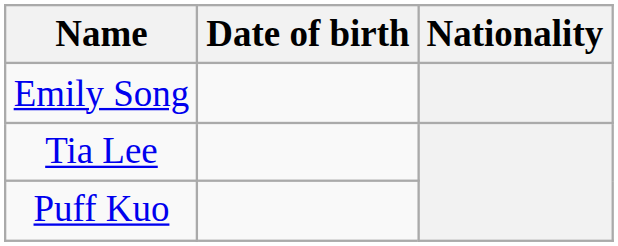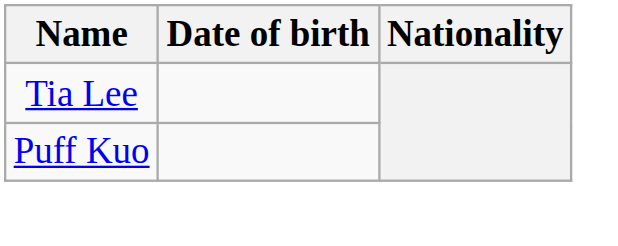- row: (101, 92)
